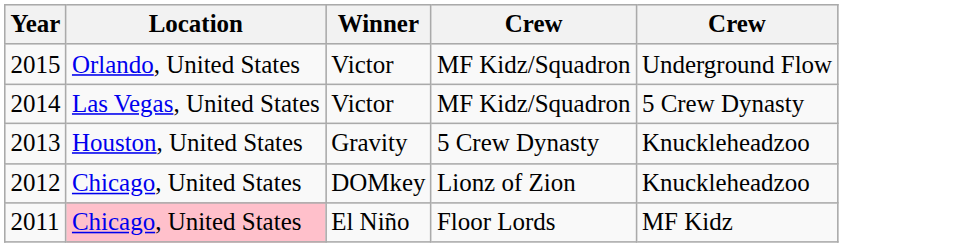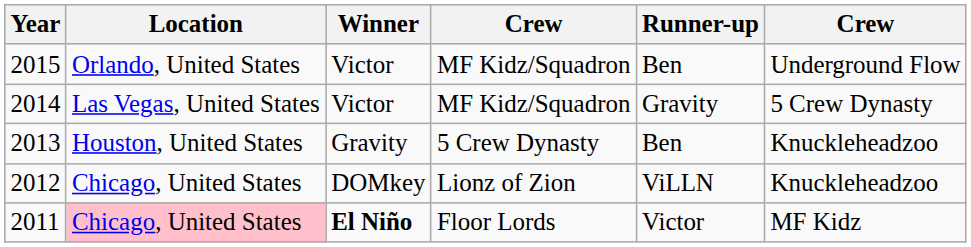+ column: (700, 24)
(370, 222) normal -> (372, 222) bold
